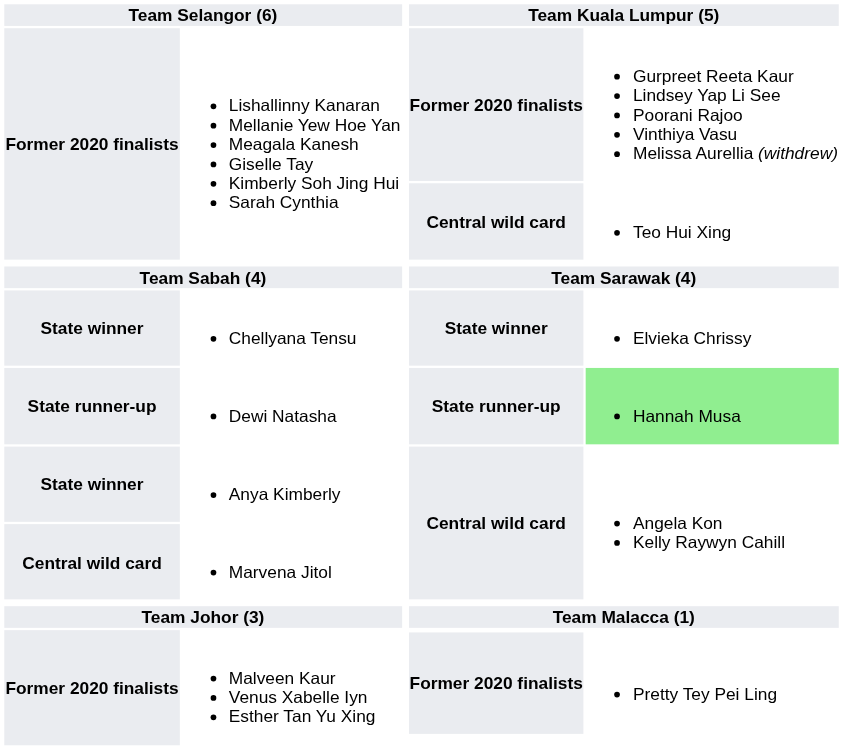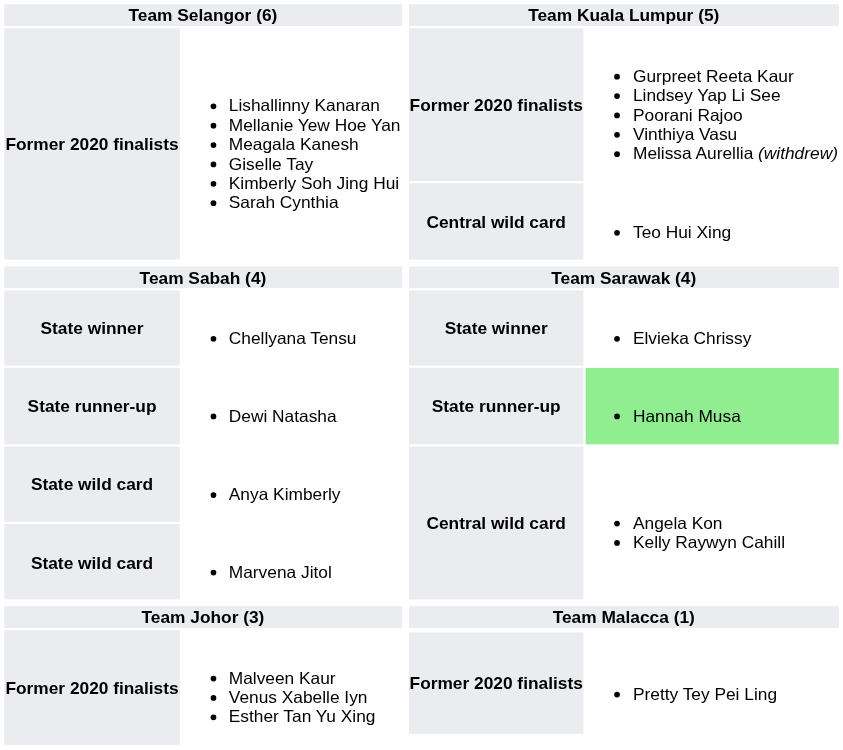(92, 484) State winner -> (92, 484) State wild card
(92, 562) Central wild card -> (92, 562) State wild card
